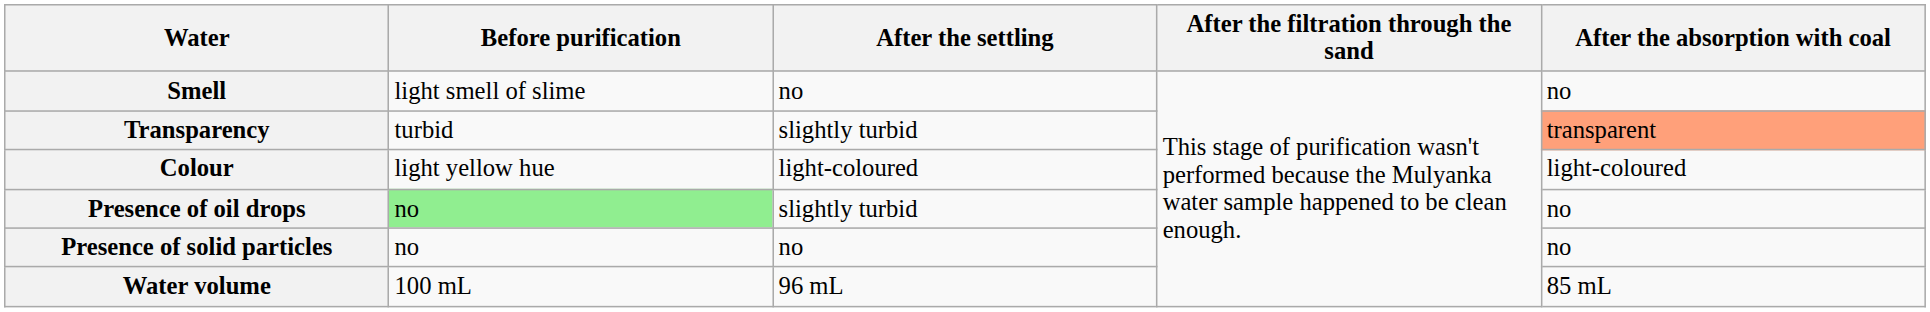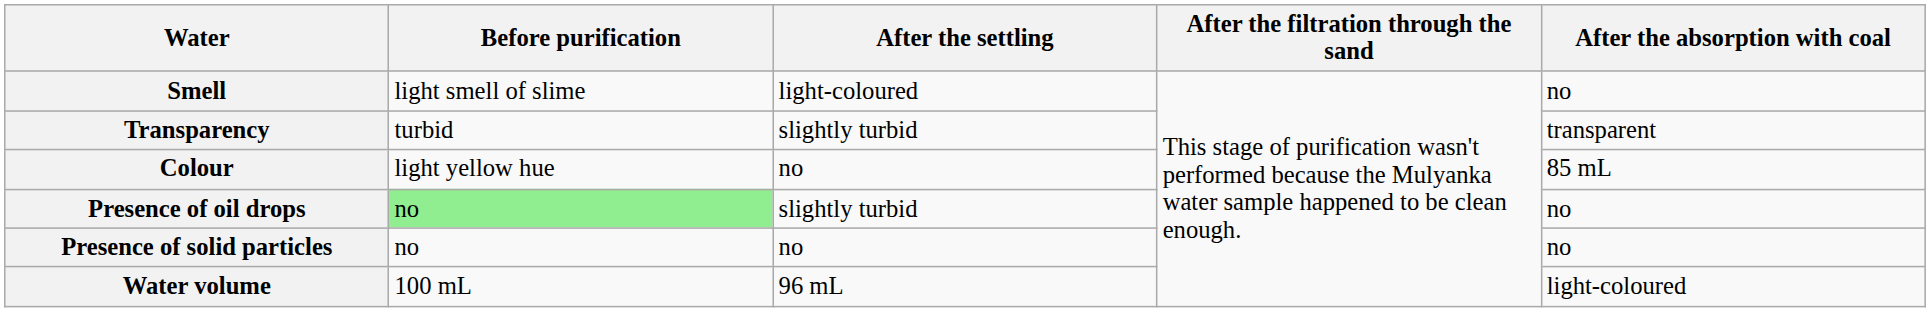(791, 90) no -> (848, 90) light-coloured
(1601, 129) lightsalmon background -> (1601, 129) no background
(848, 168) light-coloured -> (791, 168) no
(1616, 168) light-coloured -> (1579, 168) 85 mL
(1579, 286) 85 mL -> (1616, 286) light-coloured
